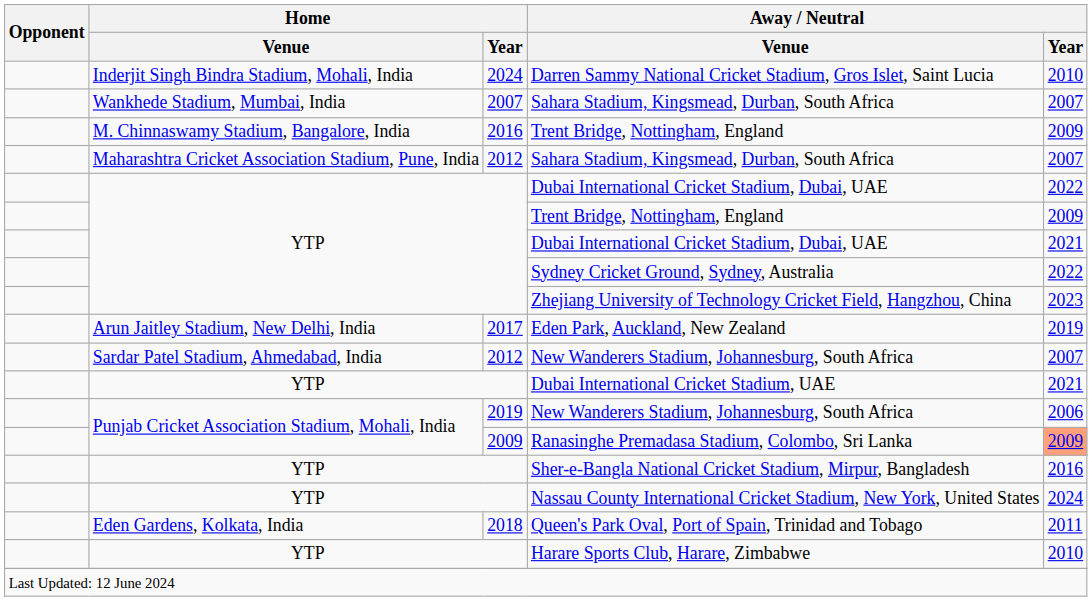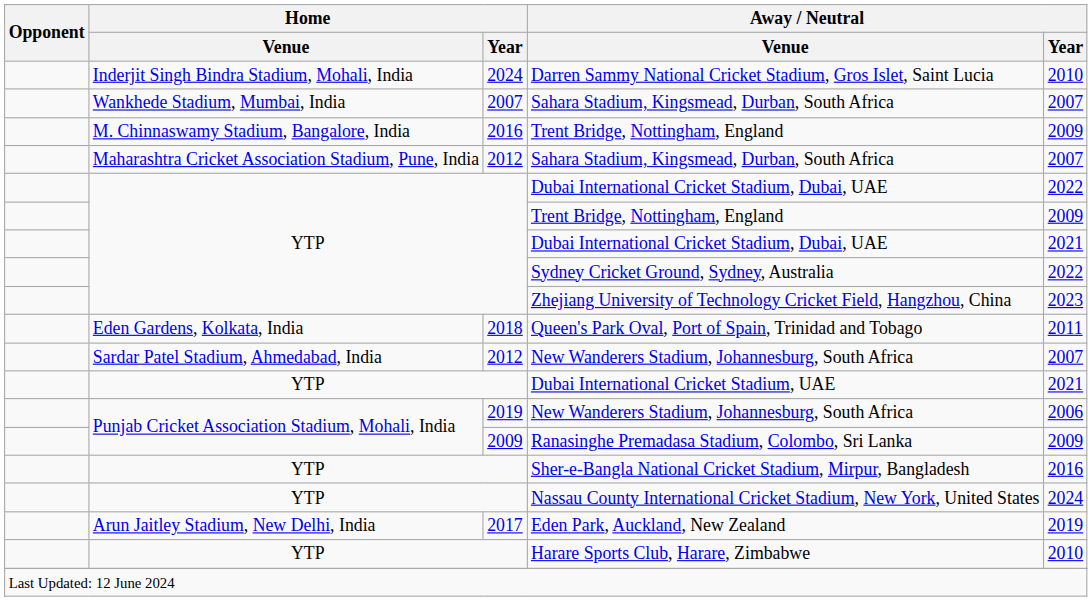rows swapped: (234, 328) <-> (198, 525)
(1065, 441) lightsalmon background -> (1065, 441) no background
